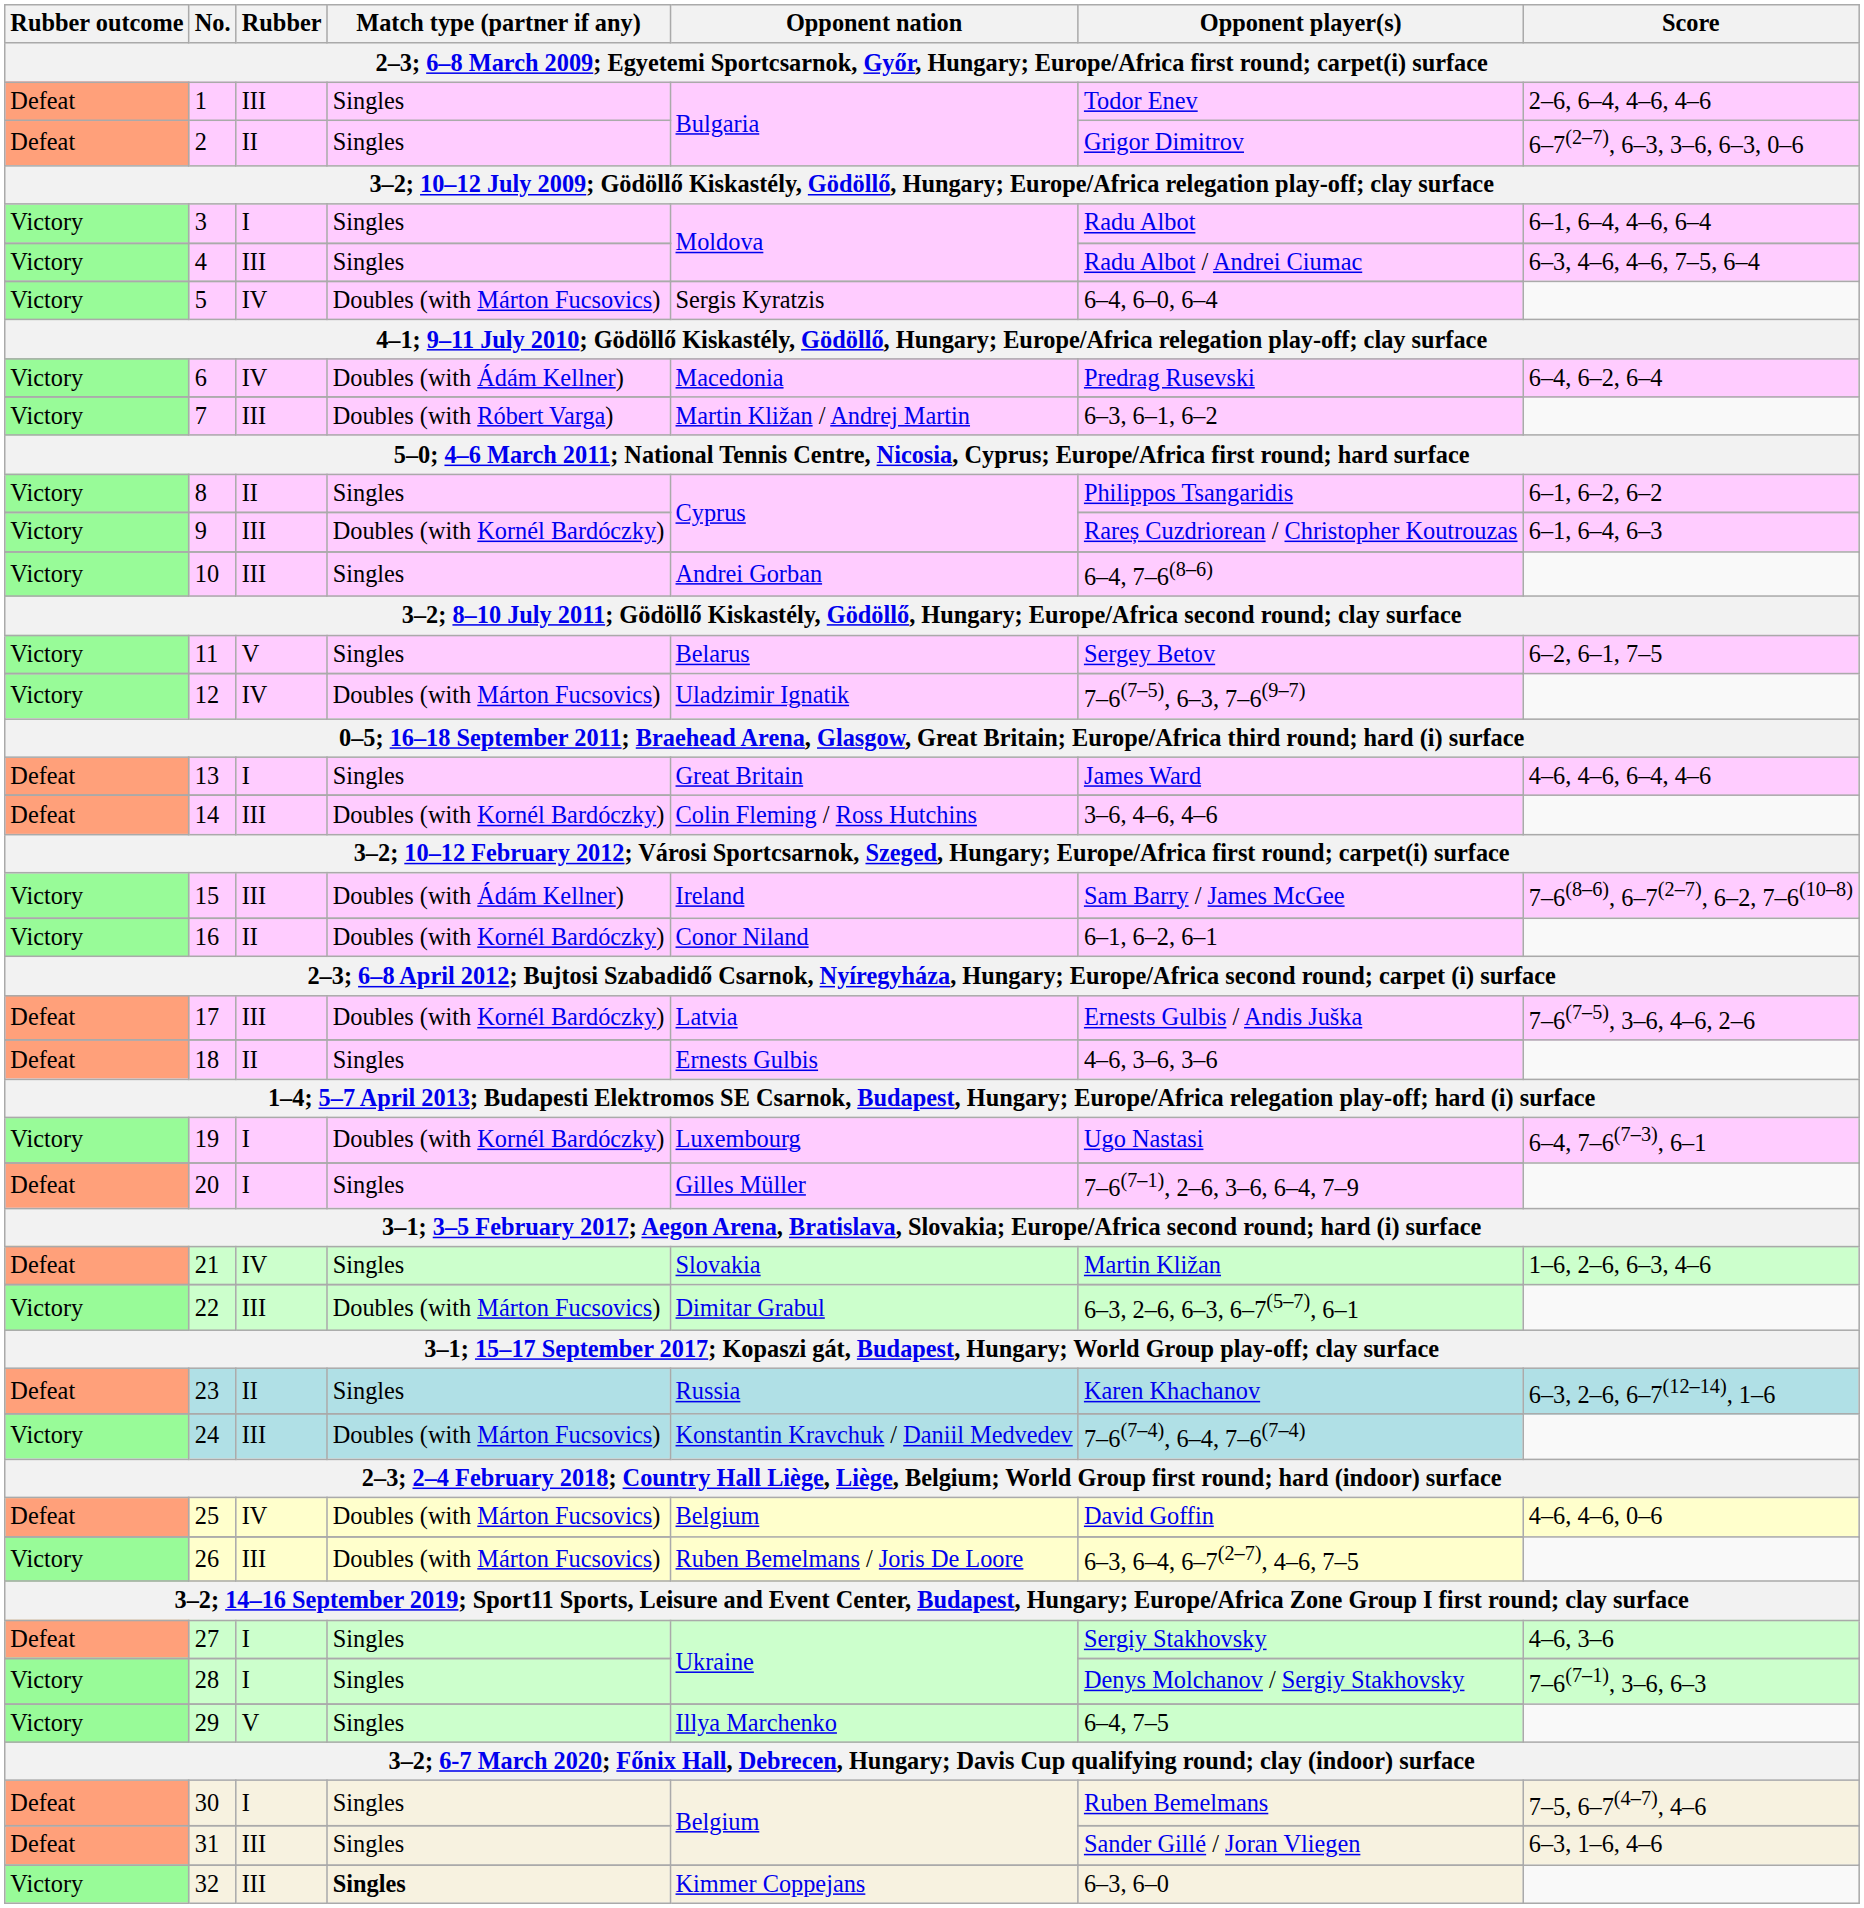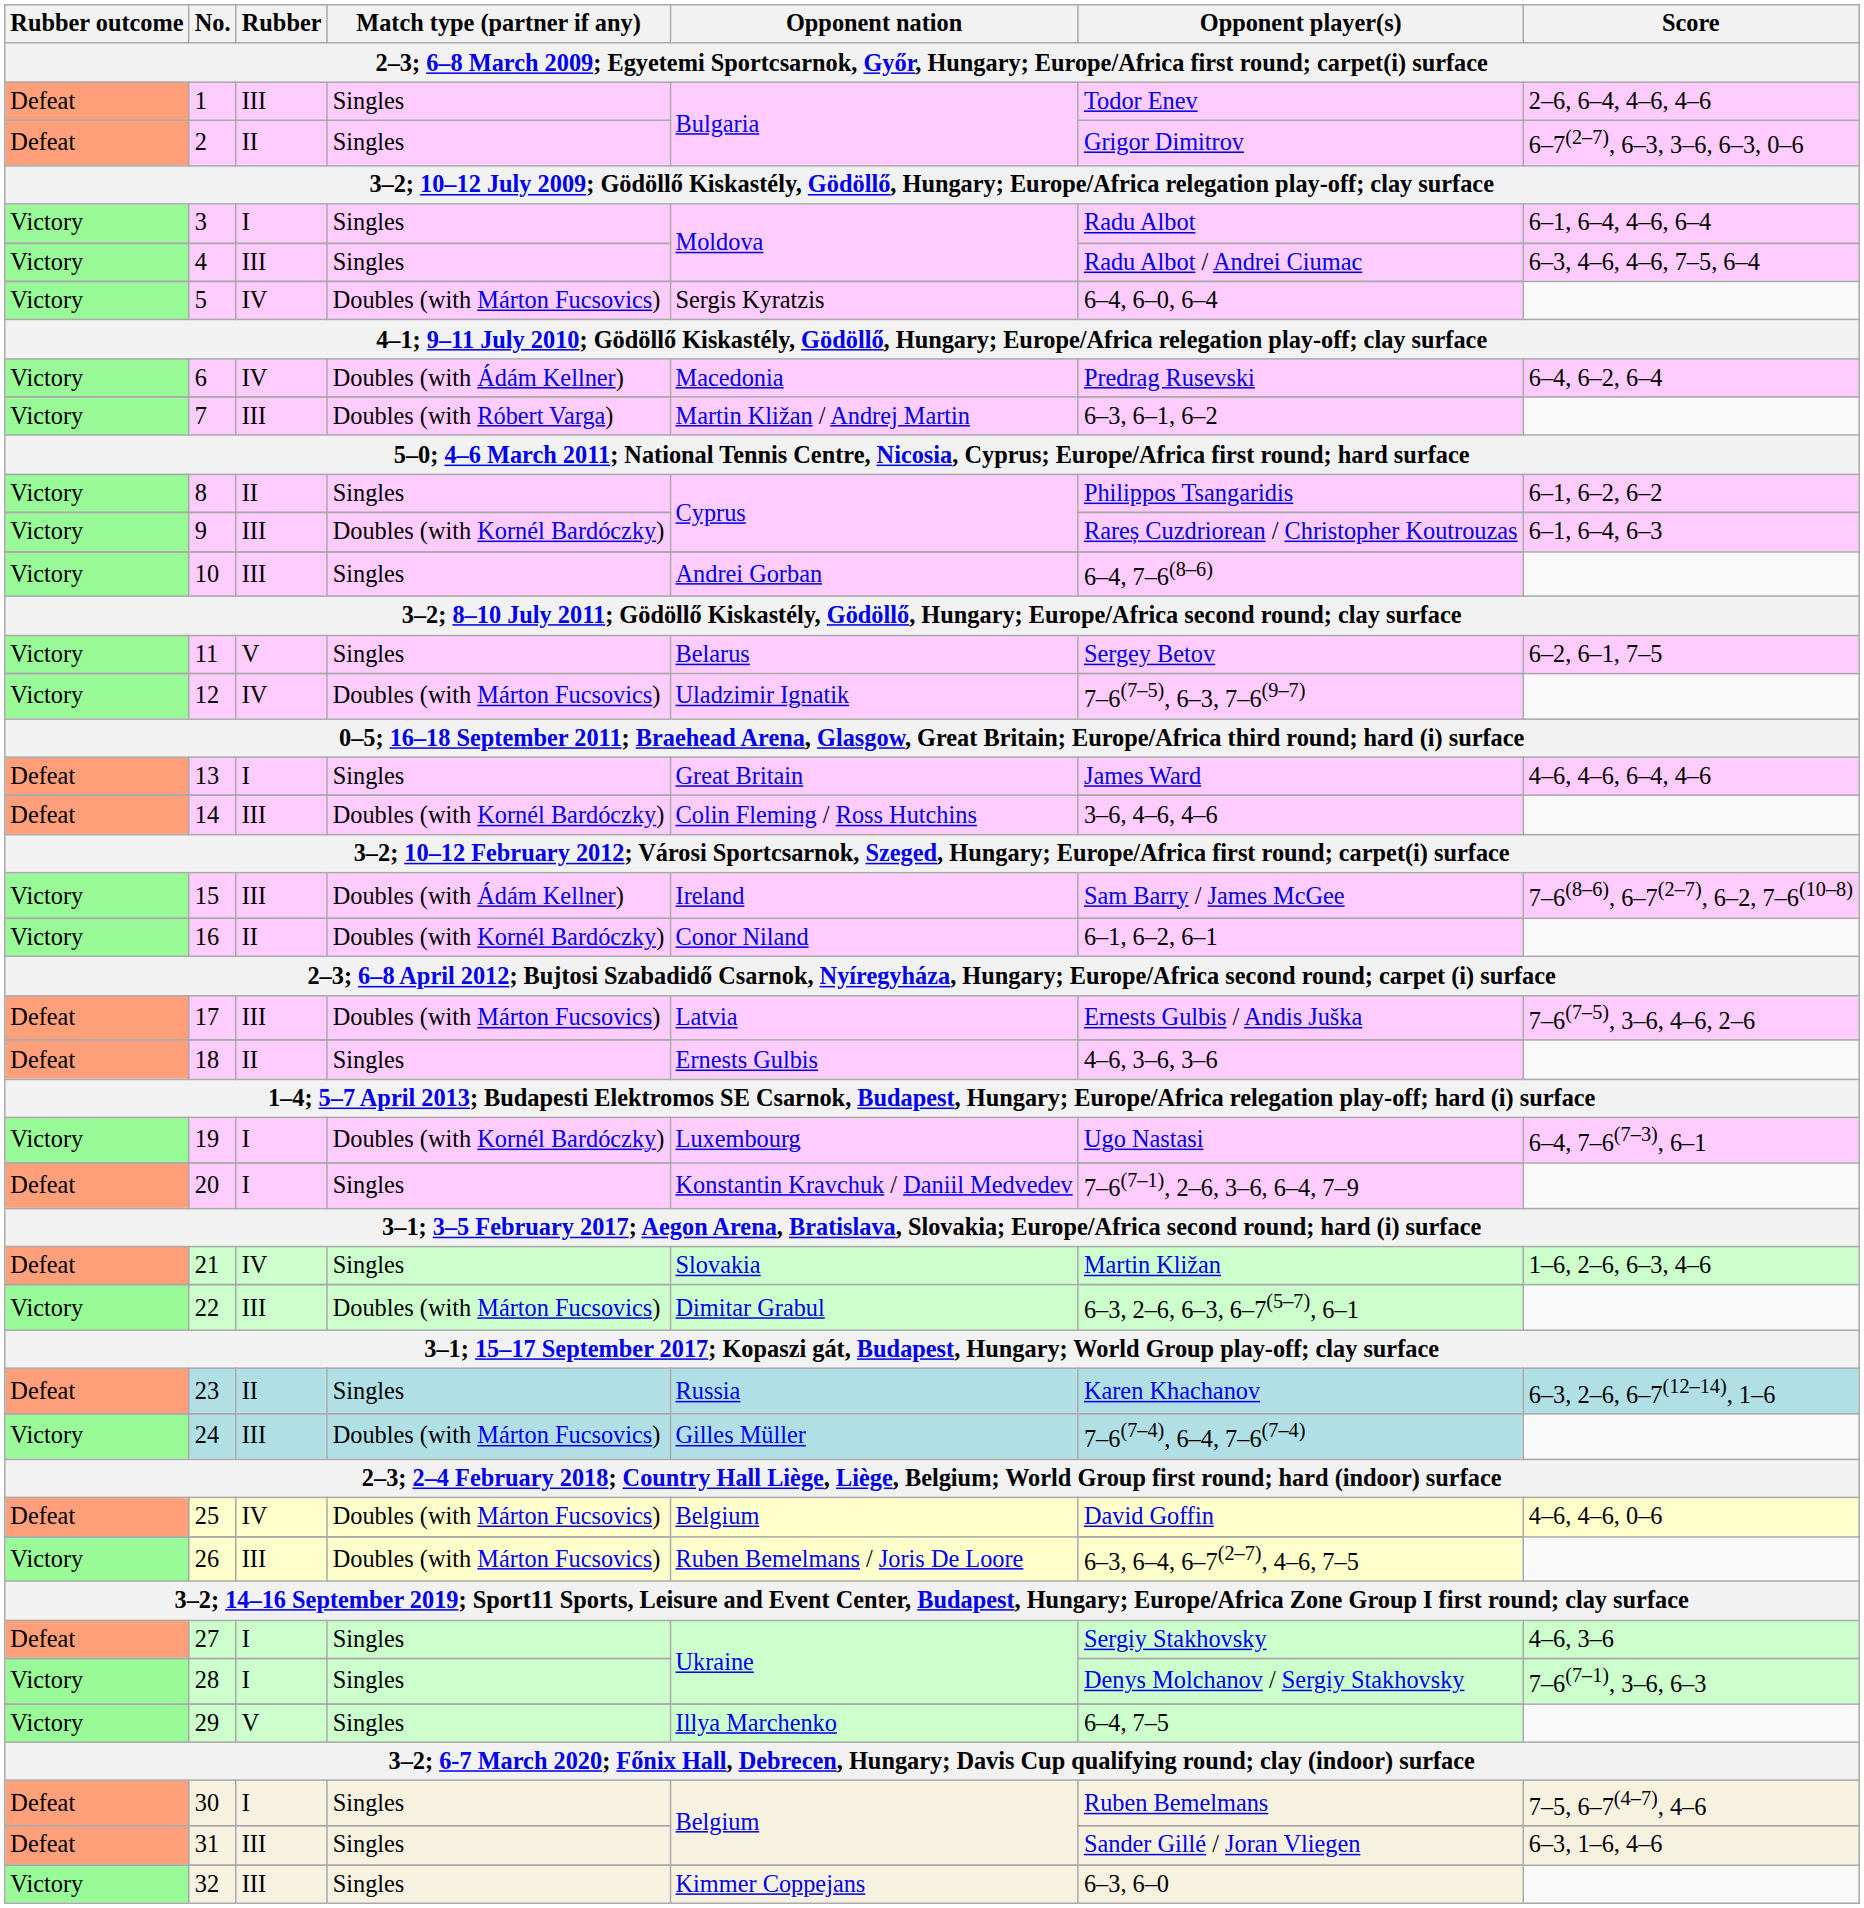(499, 1017) Doubles (with Kornél Bardóczky) -> (497, 1017) Doubles (with Márton Fucsovics)
(741, 1185) Gilles Müller -> (874, 1185) Konstantin Kravchuk / Daniil Medvedev
(874, 1436) Konstantin Kravchuk / Daniil Medvedev -> (741, 1436) Gilles Müller
(369, 1883) bold -> (369, 1883) normal
